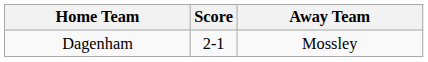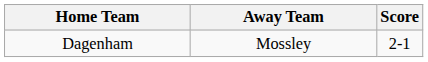columns swapped: (214, 17) <-> (330, 17)
